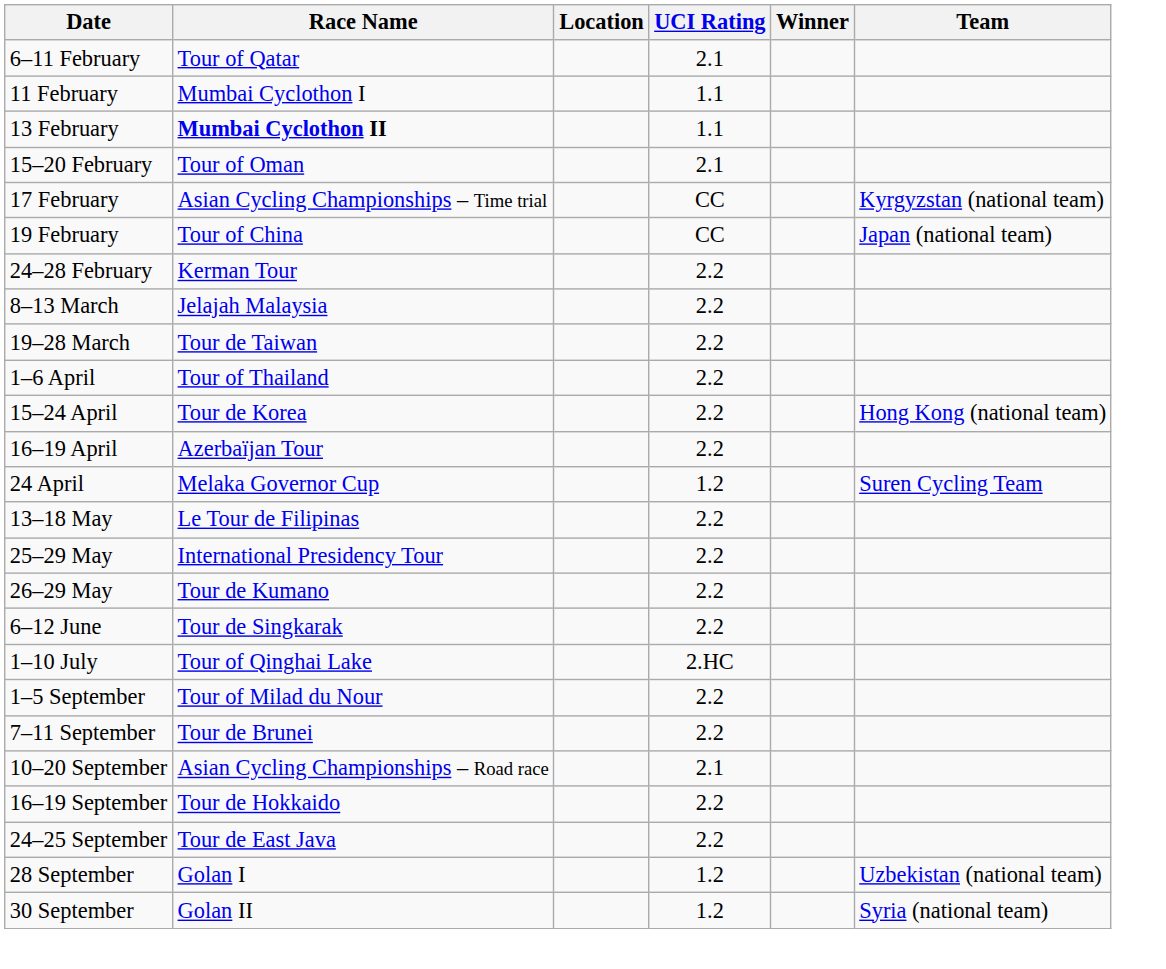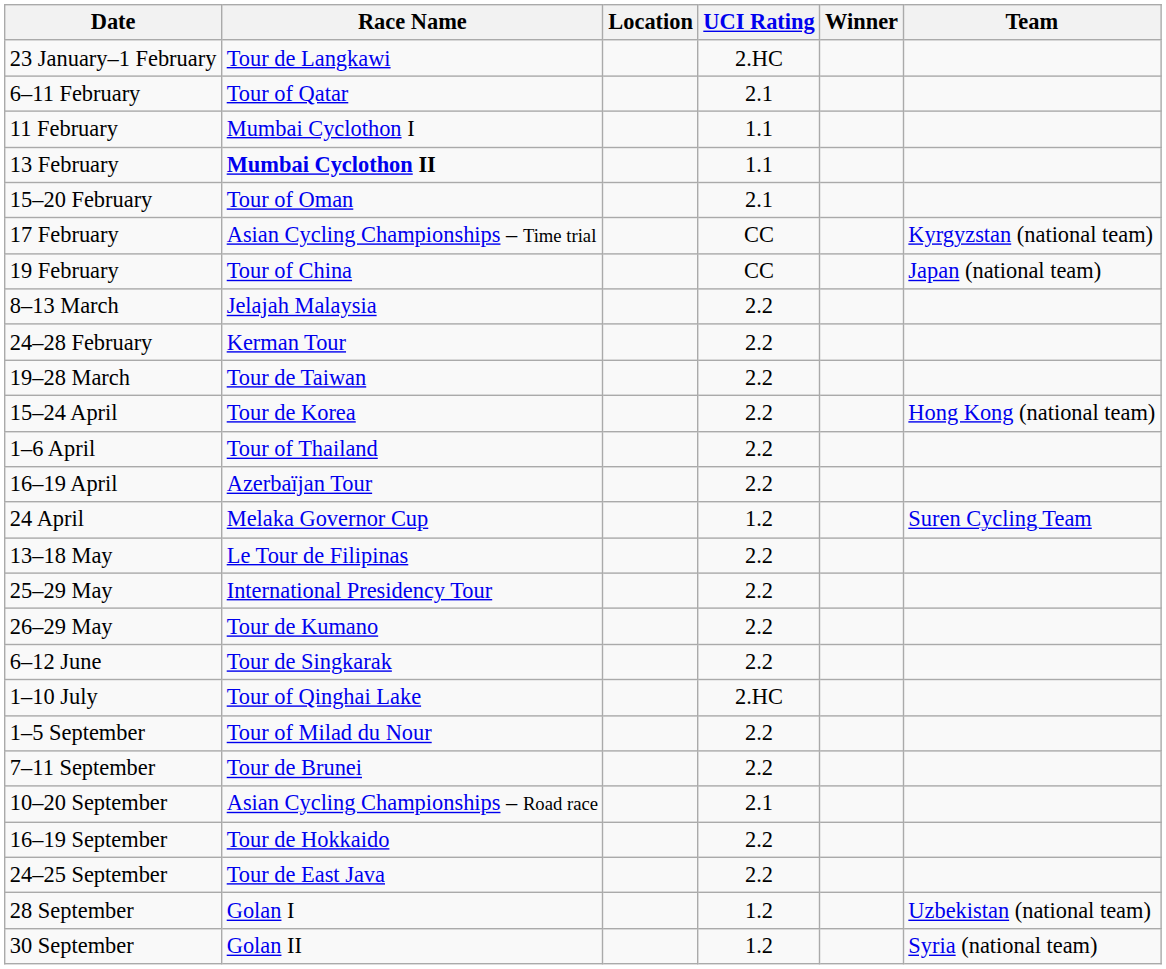+ row: (113, 57)
rows swapped: (81, 270) <-> (64, 306)
rows swapped: (52, 377) <-> (64, 413)
